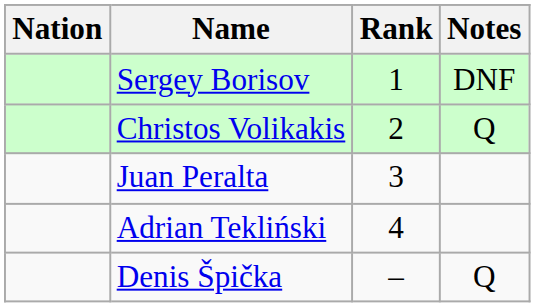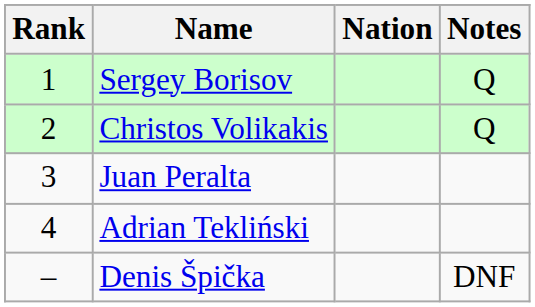columns swapped: (396, 29) <-> (57, 29)
(484, 78) DNF -> (484, 78) Q
(484, 276) Q -> (484, 276) DNF
